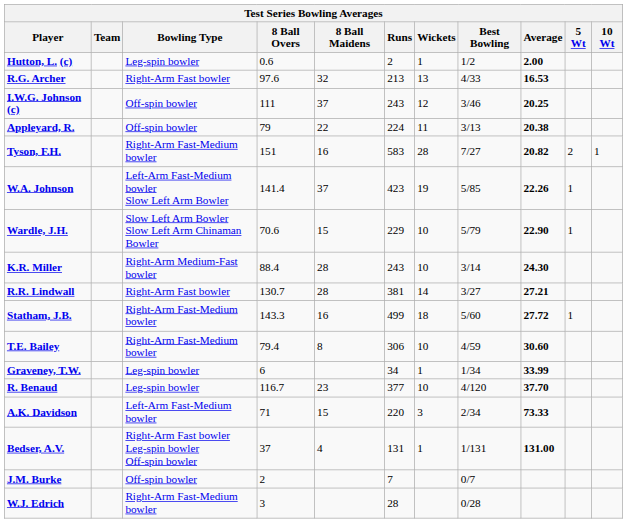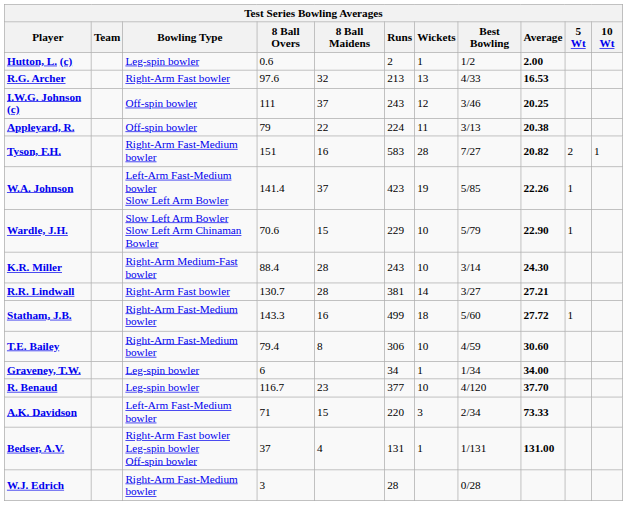(536, 370) 33.99 -> (536, 370) 34.00
- row: (34, 479)
